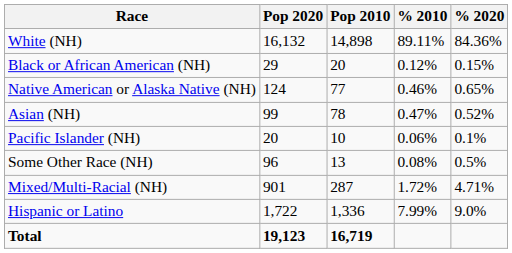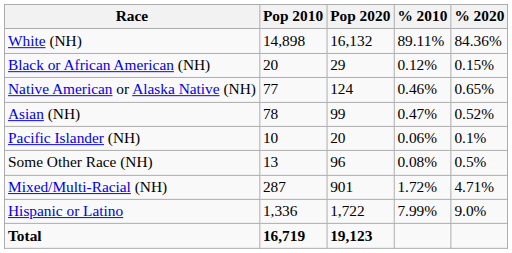columns swapped: (360, 16) <-> (293, 16)
